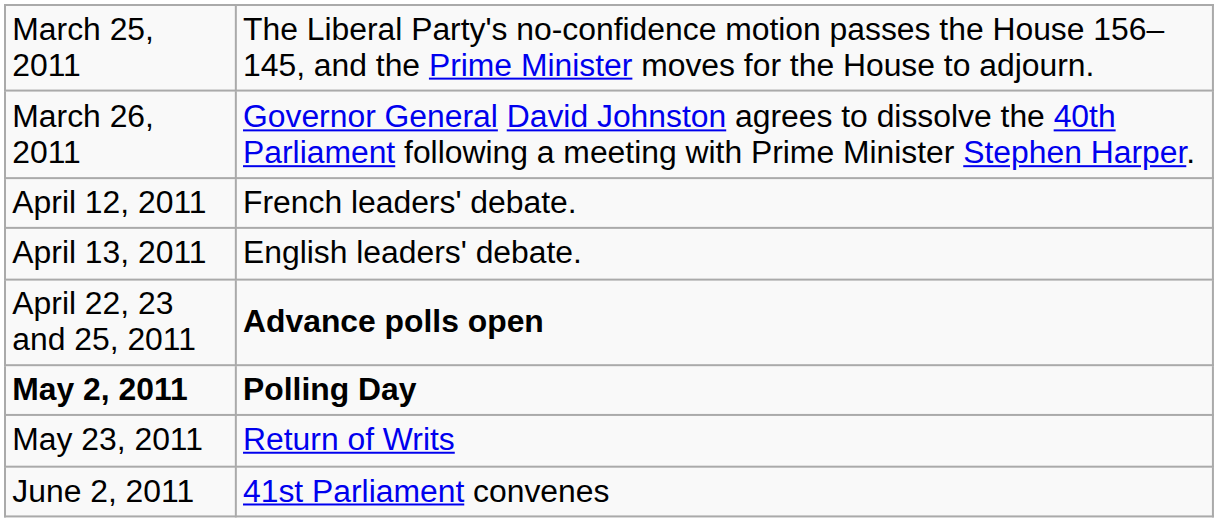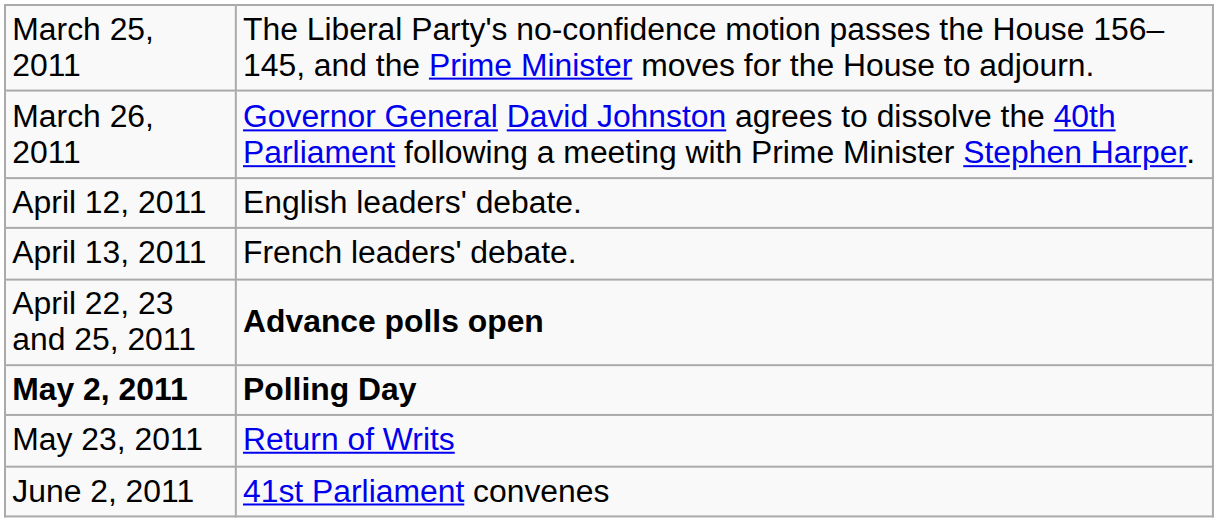(410, 202) French leaders' debate. -> (412, 202) English leaders' debate.
(412, 252) English leaders' debate. -> (410, 252) French leaders' debate.
